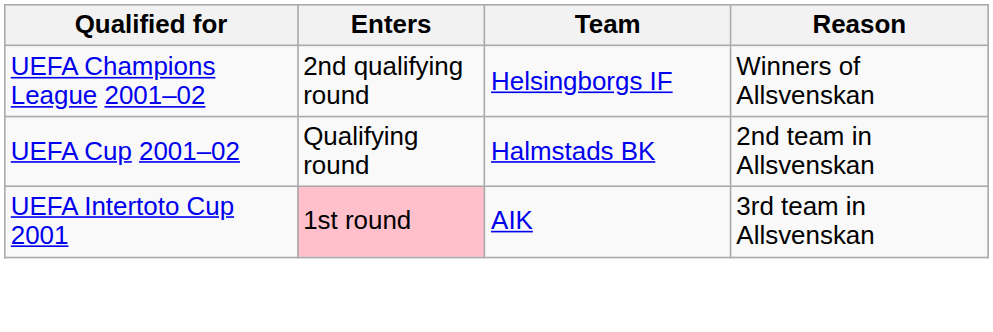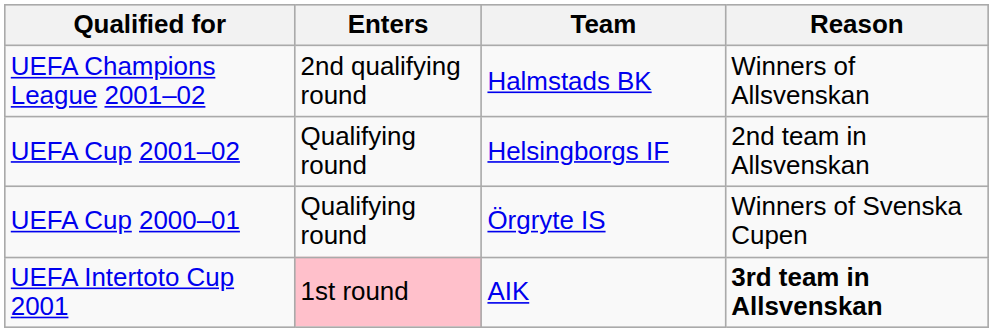(582, 80) Helsingborgs IF -> (570, 80) Halmstads BK
(573, 151) Halmstads BK -> (578, 151) Helsingborgs IF
+ row: (125, 221)
(806, 221) normal -> (807, 291) bold
